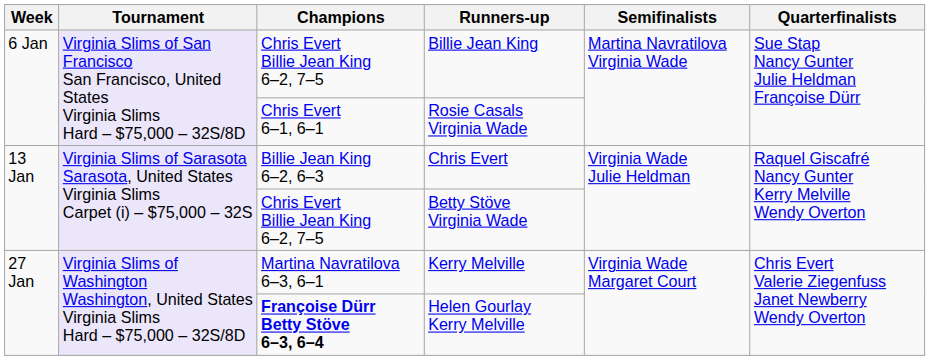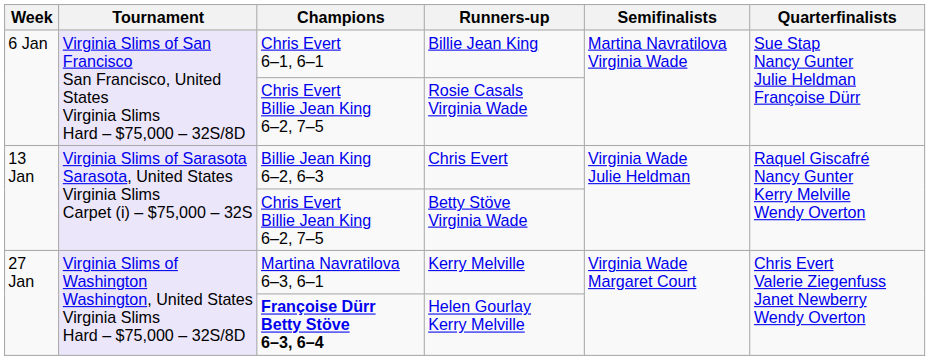(316, 61) Chris Evert Billie Jean King 6–2, 7–5 -> (301, 52) Chris Evert 6–1, 6–1
(301, 120) Chris Evert 6–1, 6–1 -> (316, 109) Chris Evert Billie Jean King 6–2, 7–5
